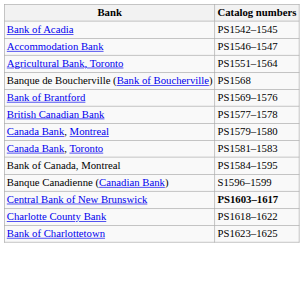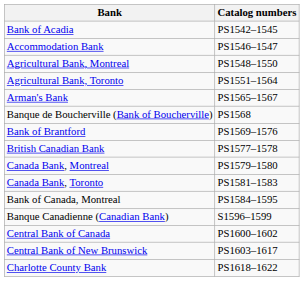+ row: (68, 64)
+ row: (37, 98)
+ row: (58, 234)
(248, 200) bold -> (248, 251) normal
- row: (56, 234)
